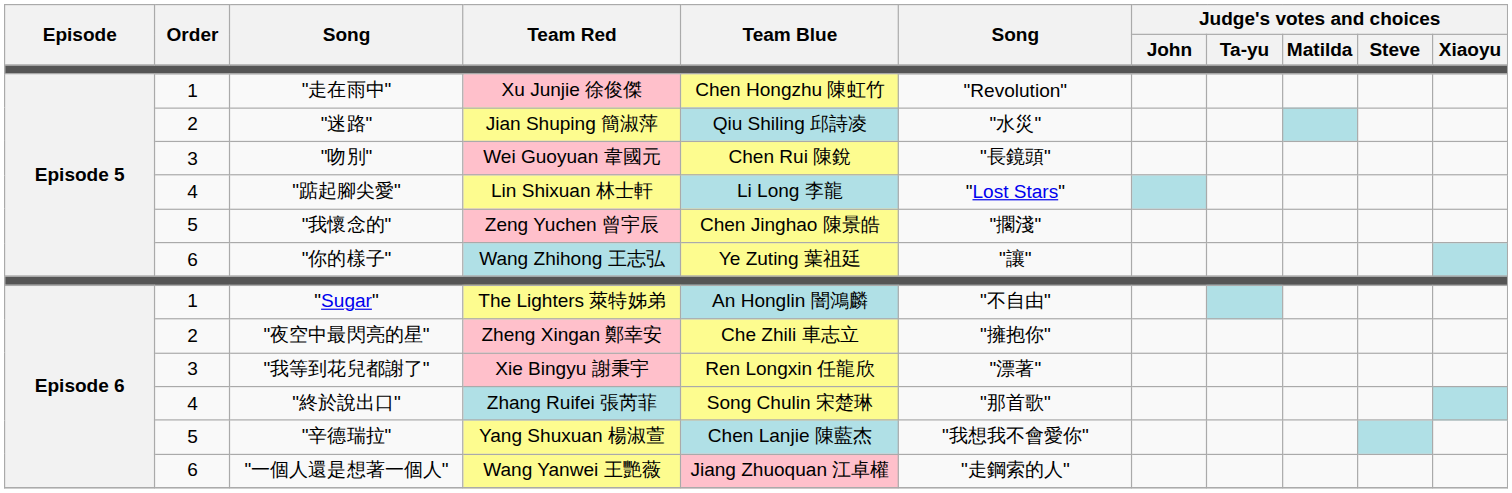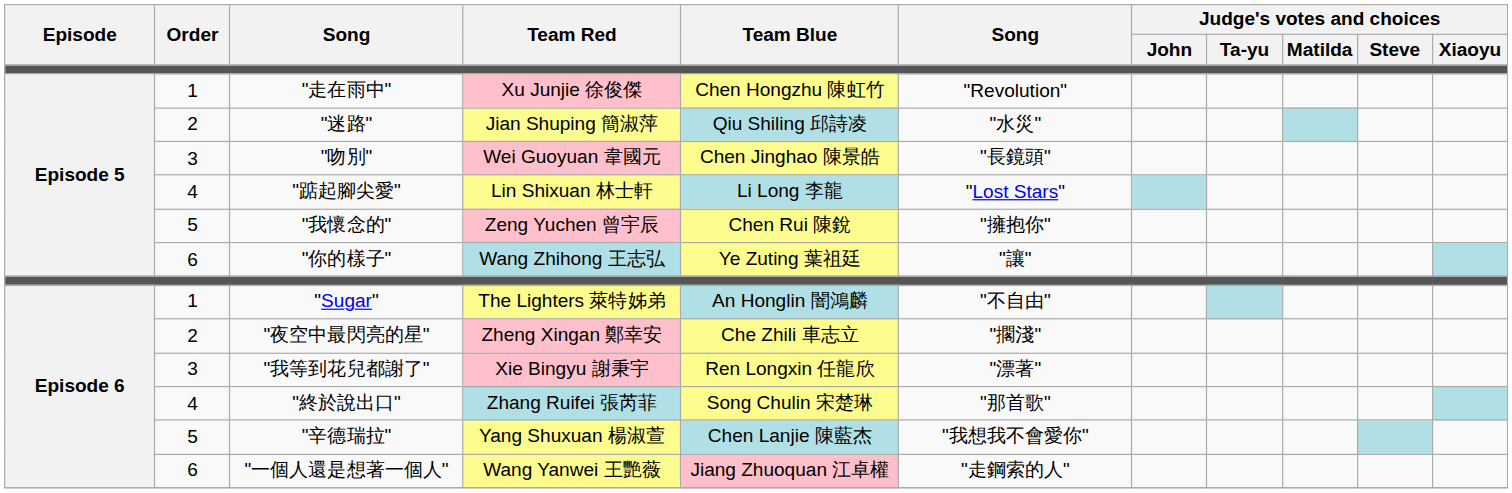(790, 157) Chen Rui 陳銳 -> (790, 157) Chen Jinghao 陳景皓
(790, 225) Chen Jinghao 陳景皓 -> (790, 225) Chen Rui 陳銳
(1015, 225) "擱淺" -> (1015, 225) "擁抱你"
(1015, 335) "擁抱你" -> (1015, 335) "擱淺"
